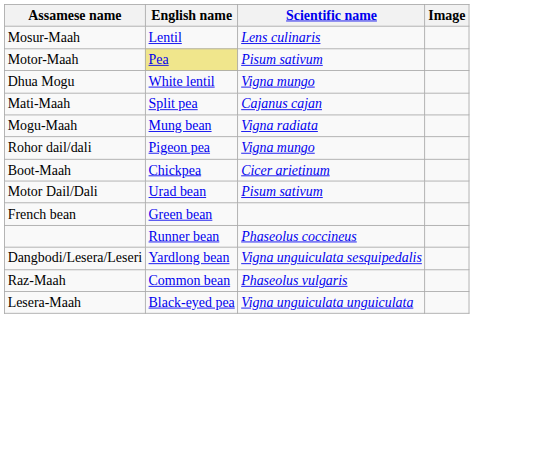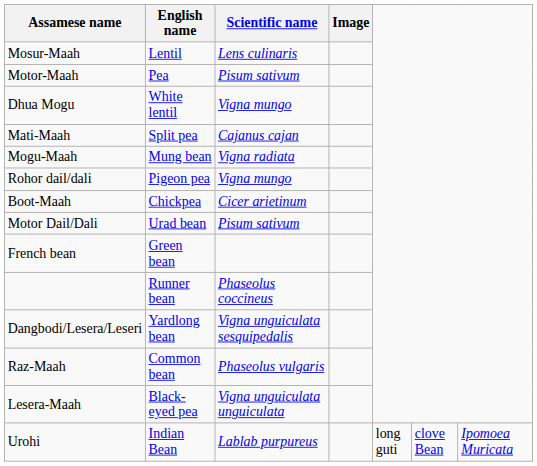(159, 59) khaki background -> (159, 75) no background
+ row: (24, 442)
